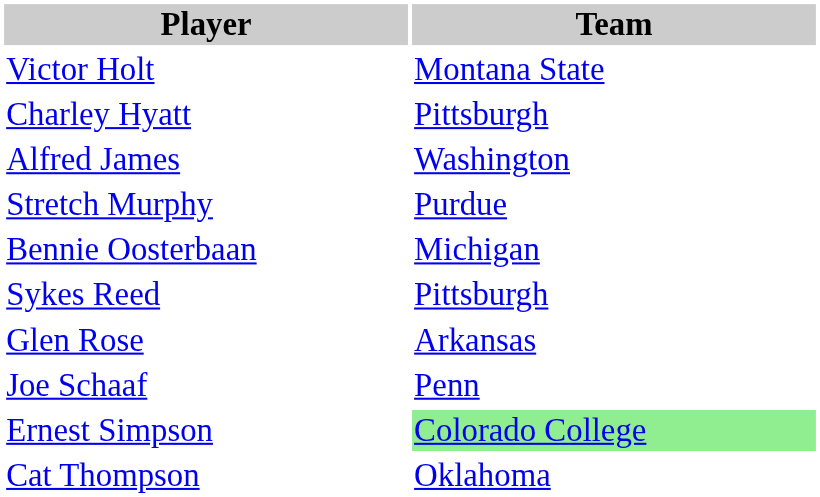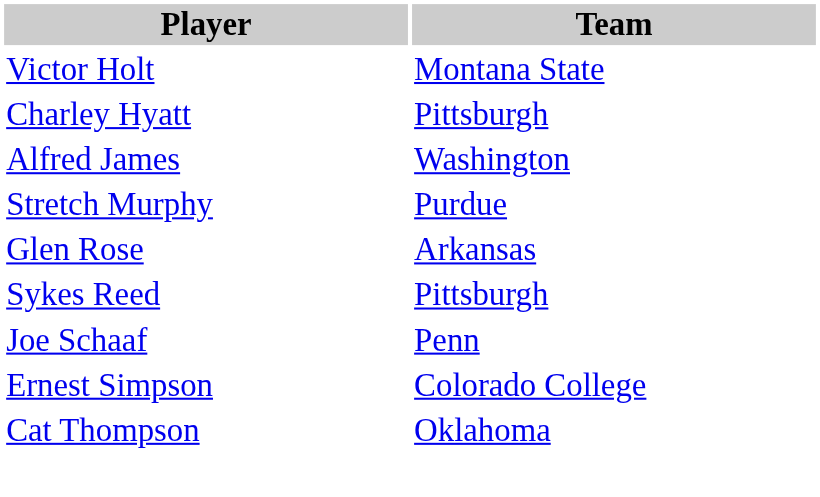- row: (131, 249)
rows swapped: (83, 294) <-> (75, 339)
(530, 429) lightgreen background -> (530, 384) no background
